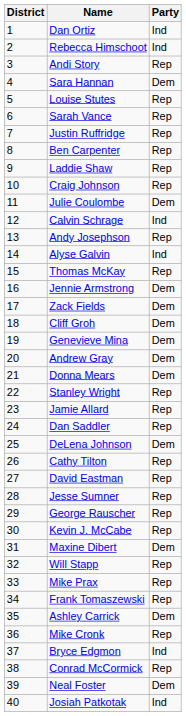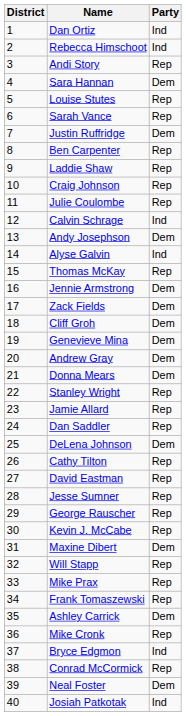(162, 133) Rep -> (163, 133) Dem
(163, 202) Dem -> (162, 202) Rep
(162, 237) Rep -> (163, 237) Dem
